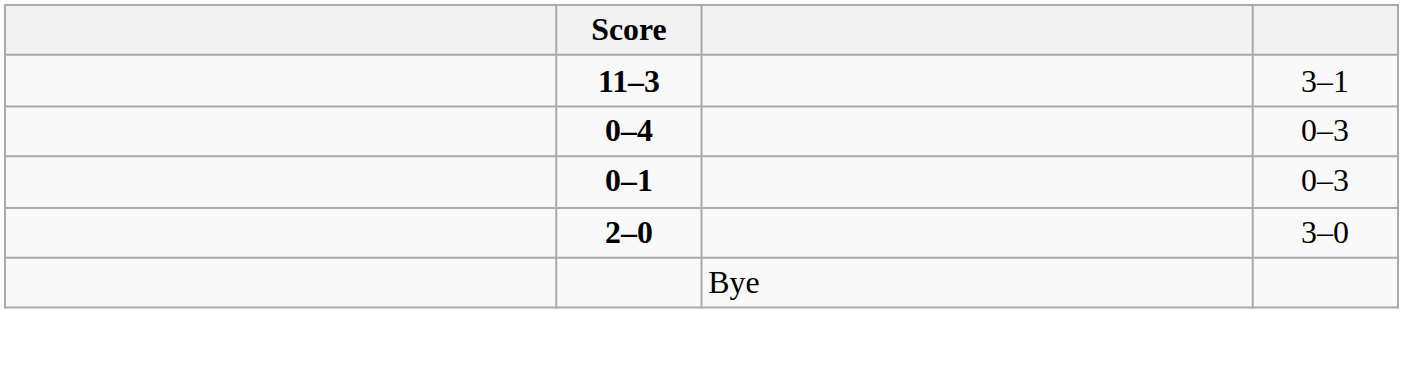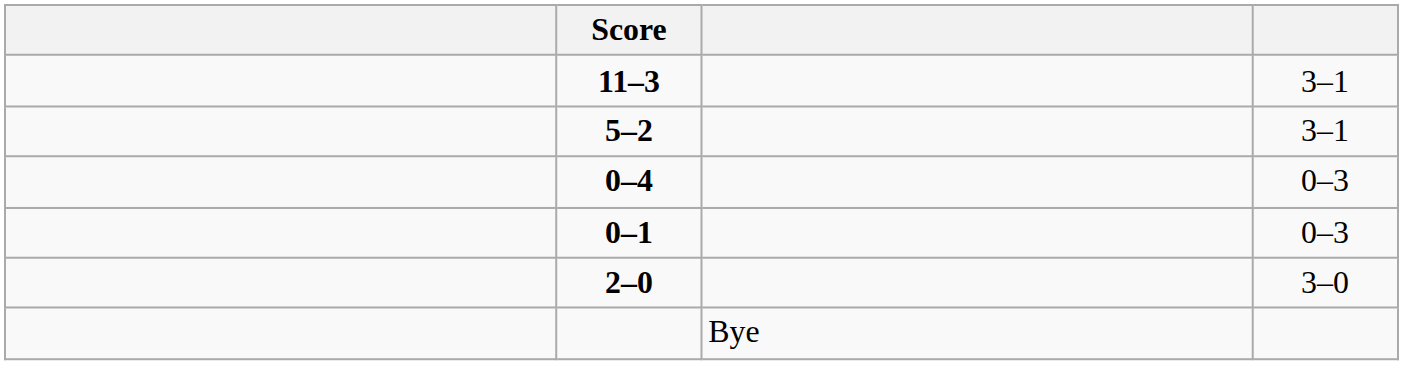+ row: (629, 130)
